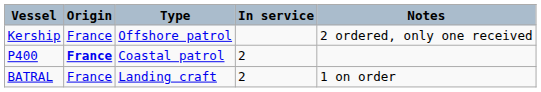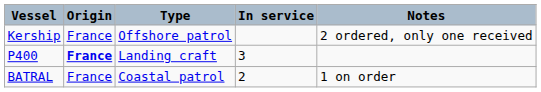(171, 56) Coastal patrol -> (168, 56) Landing craft
(242, 56) 2 -> (242, 56) 3
(168, 76) Landing craft -> (171, 76) Coastal patrol
